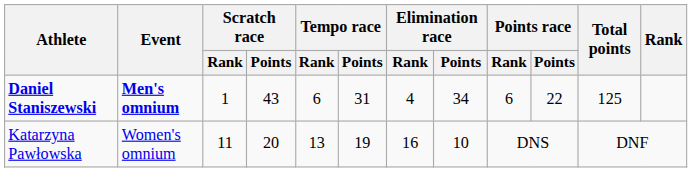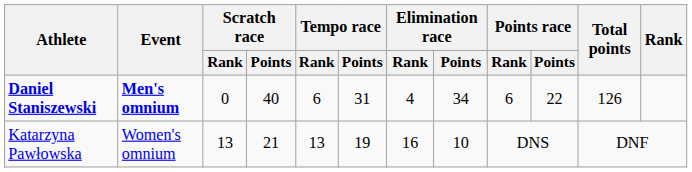(225, 98) 1 -> (225, 98) 0
(271, 98) 43 -> (271, 98) 40
(610, 98) 125 -> (610, 98) 126
(225, 144) 11 -> (225, 144) 13
(271, 144) 20 -> (271, 144) 21
